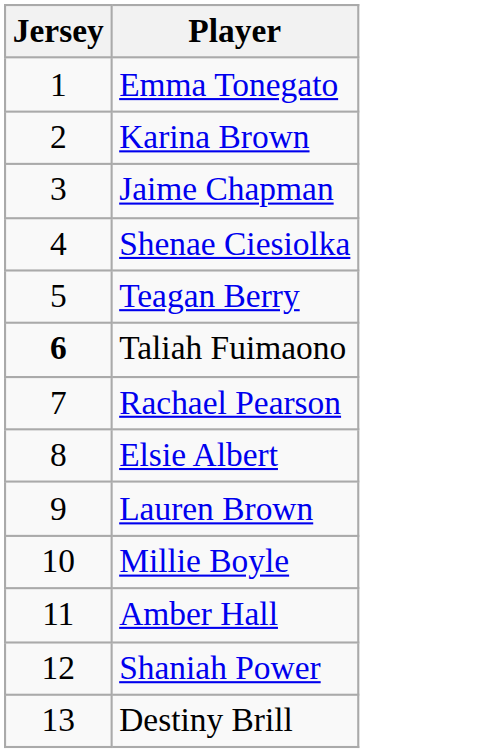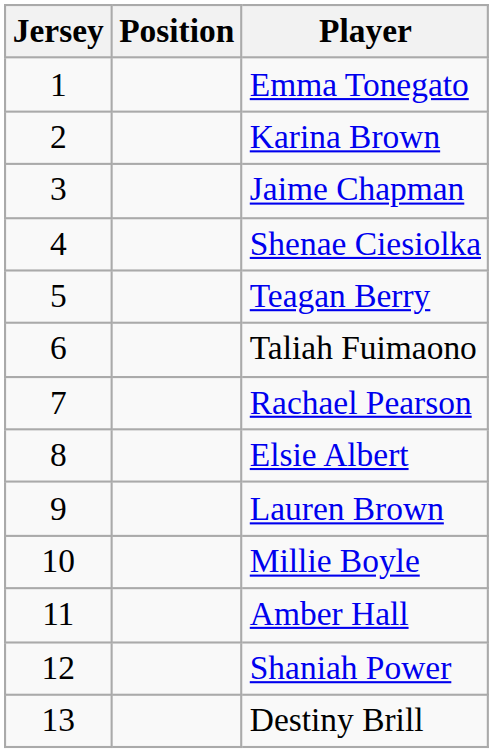+ column: (177, 31)
(58, 349) bold -> (58, 349) normal
